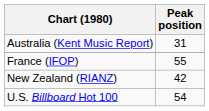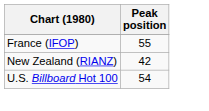- row: (80, 43)
